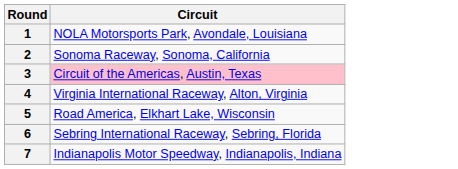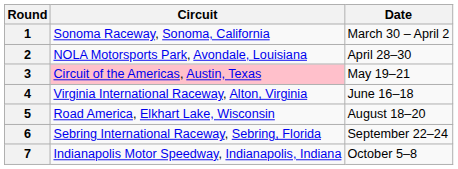+ column: (398, 14)
(180, 34) NOLA Motorsports Park, Avondale, Louisiana -> (162, 34) Sonoma Raceway, Sonoma, California
(162, 54) Sonoma Raceway, Sonoma, California -> (180, 54) NOLA Motorsports Park, Avondale, Louisiana
